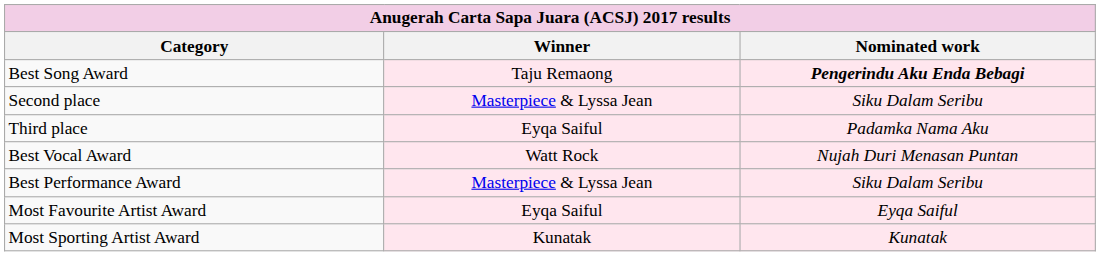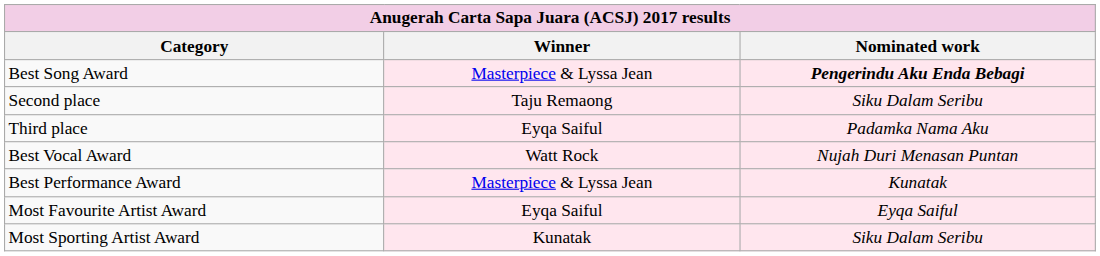(562, 73) Taju Remaong -> (562, 73) Masterpiece & Lyssa Jean
(562, 100) Masterpiece & Lyssa Jean -> (562, 100) Taju Remaong
(918, 182) Siku Dalam Seribu -> (918, 182) Kunatak
(918, 237) Kunatak -> (918, 237) Siku Dalam Seribu
